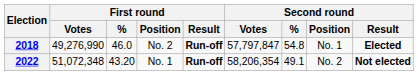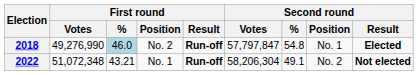(122, 45) no background -> (122, 45) lightblue background
(122, 62) 43.20 -> (122, 62) 43.21
(253, 62) 58,206,354 -> (253, 62) 58,206,304
